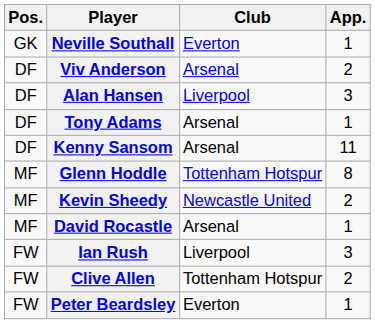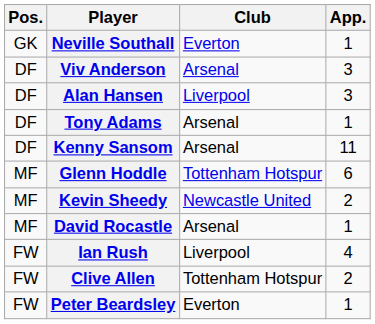(348, 69) 2 -> (348, 69) 3
(348, 174) 8 -> (348, 174) 6
(348, 252) 3 -> (348, 252) 4
